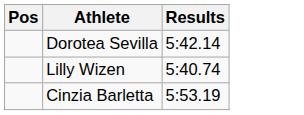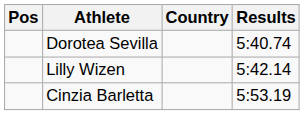+ column: (197, 17)
(193, 43) 5:42.14 -> (264, 43) 5:40.74
(193, 69) 5:40.74 -> (264, 69) 5:42.14
